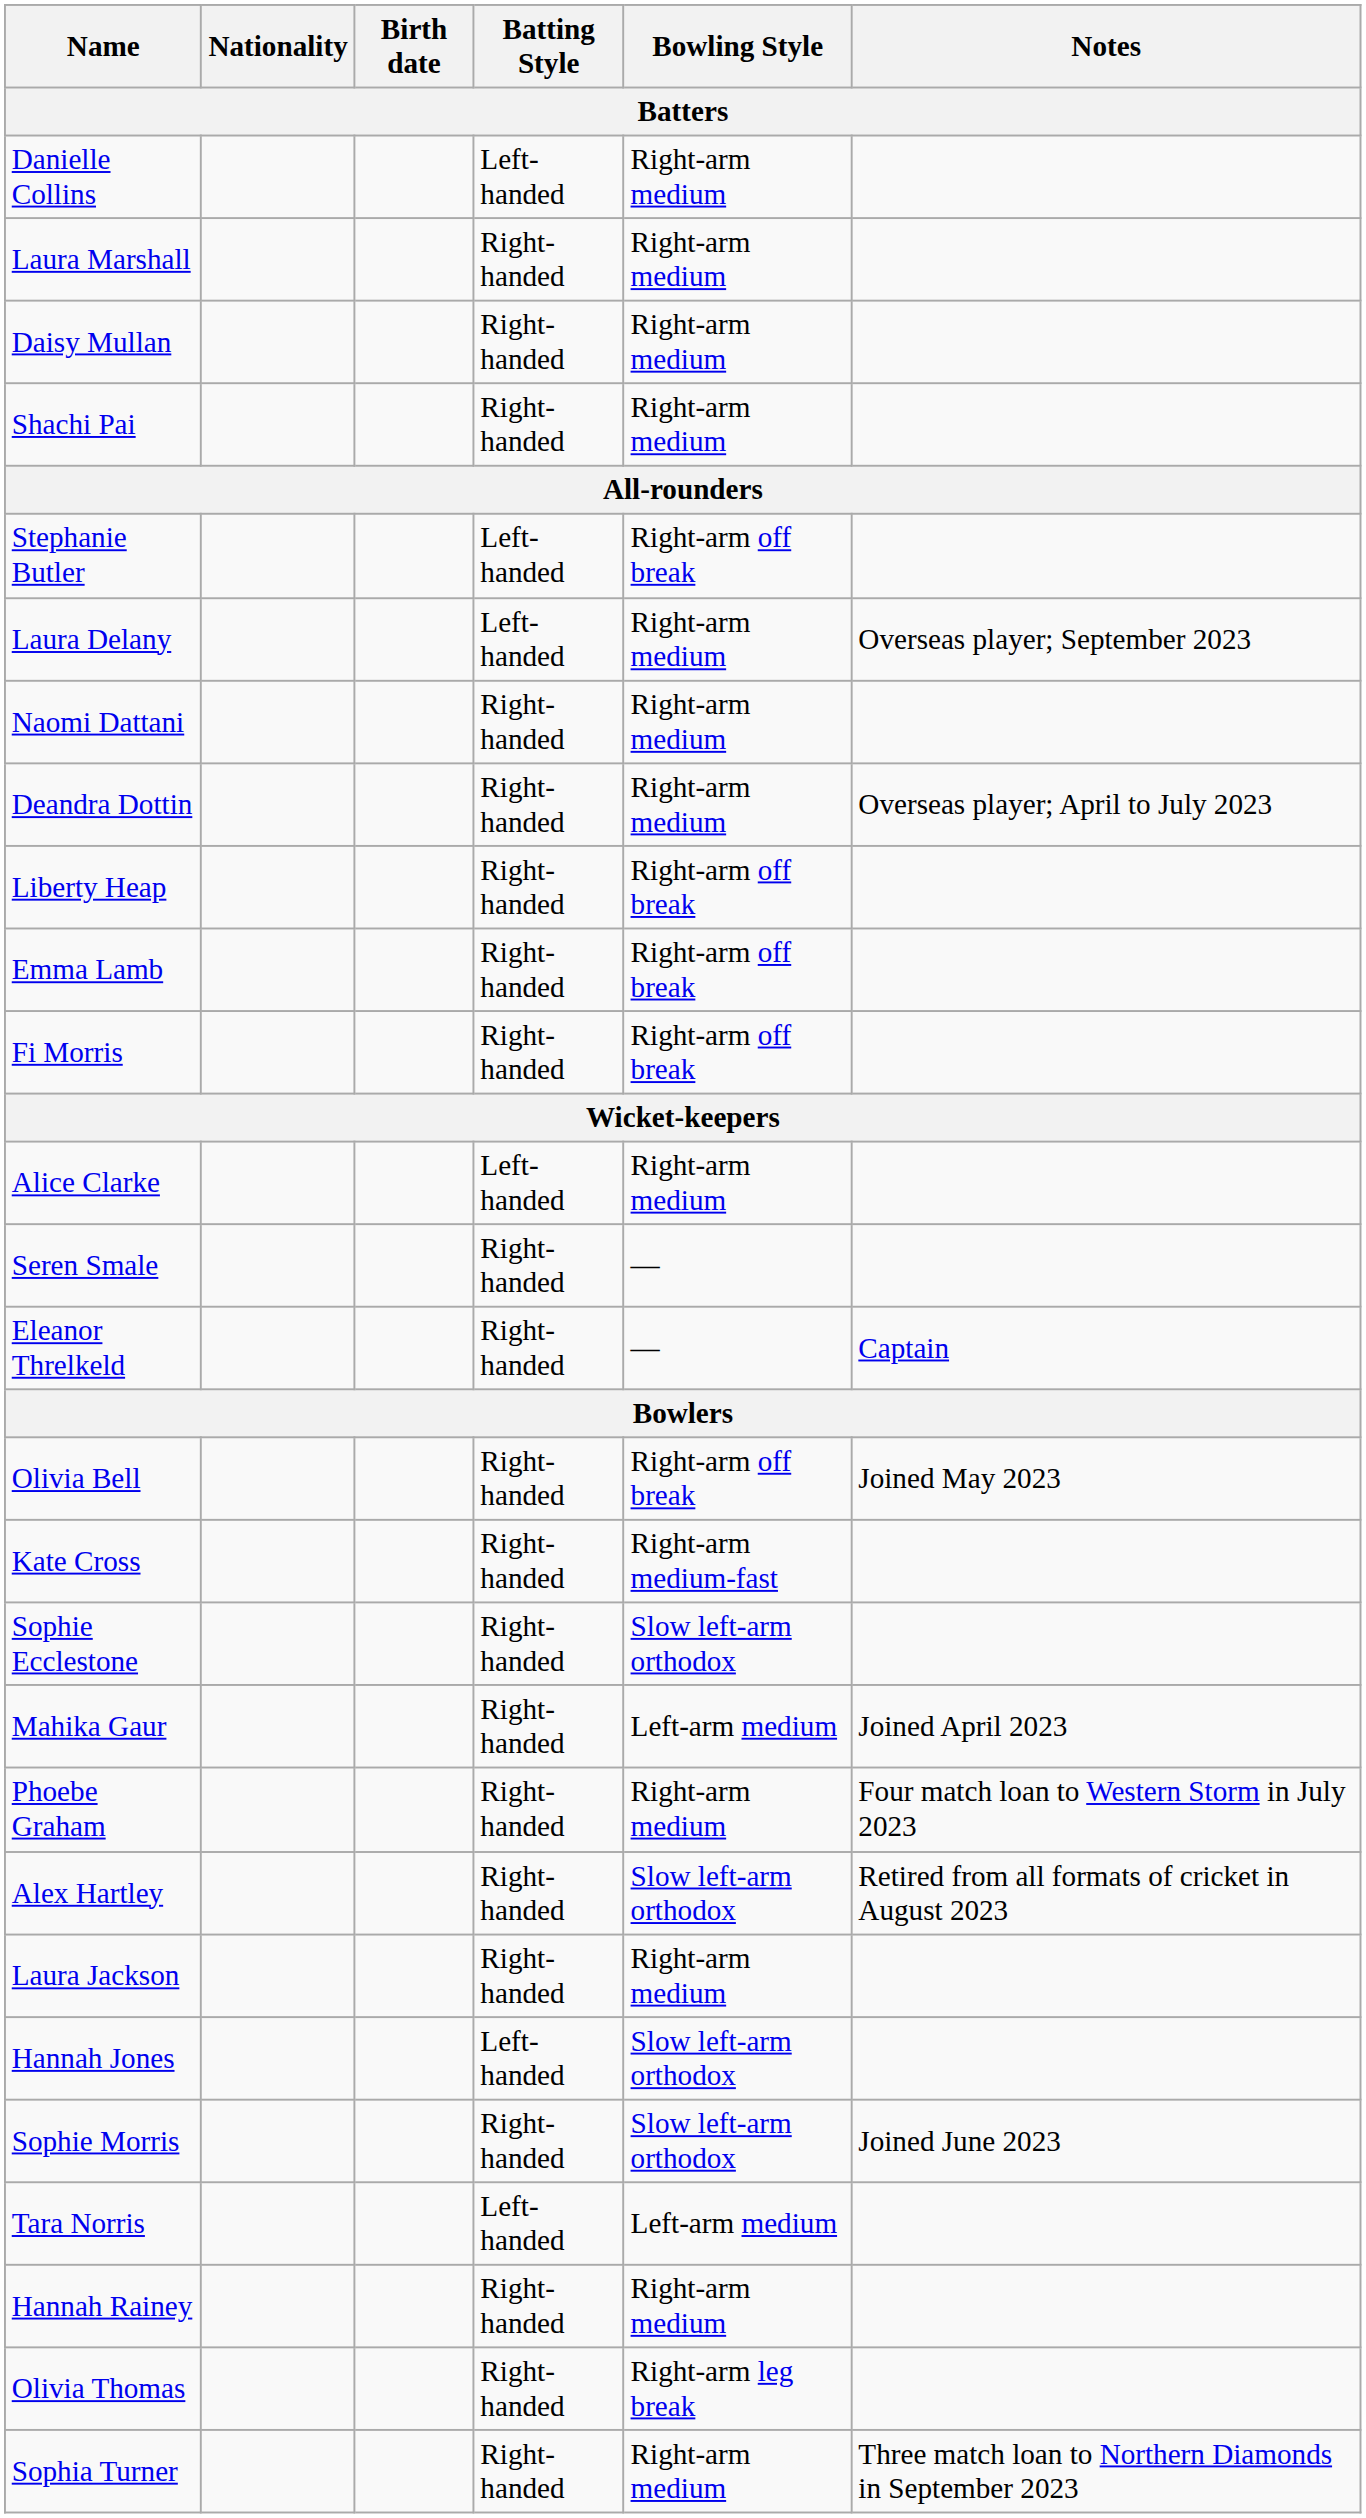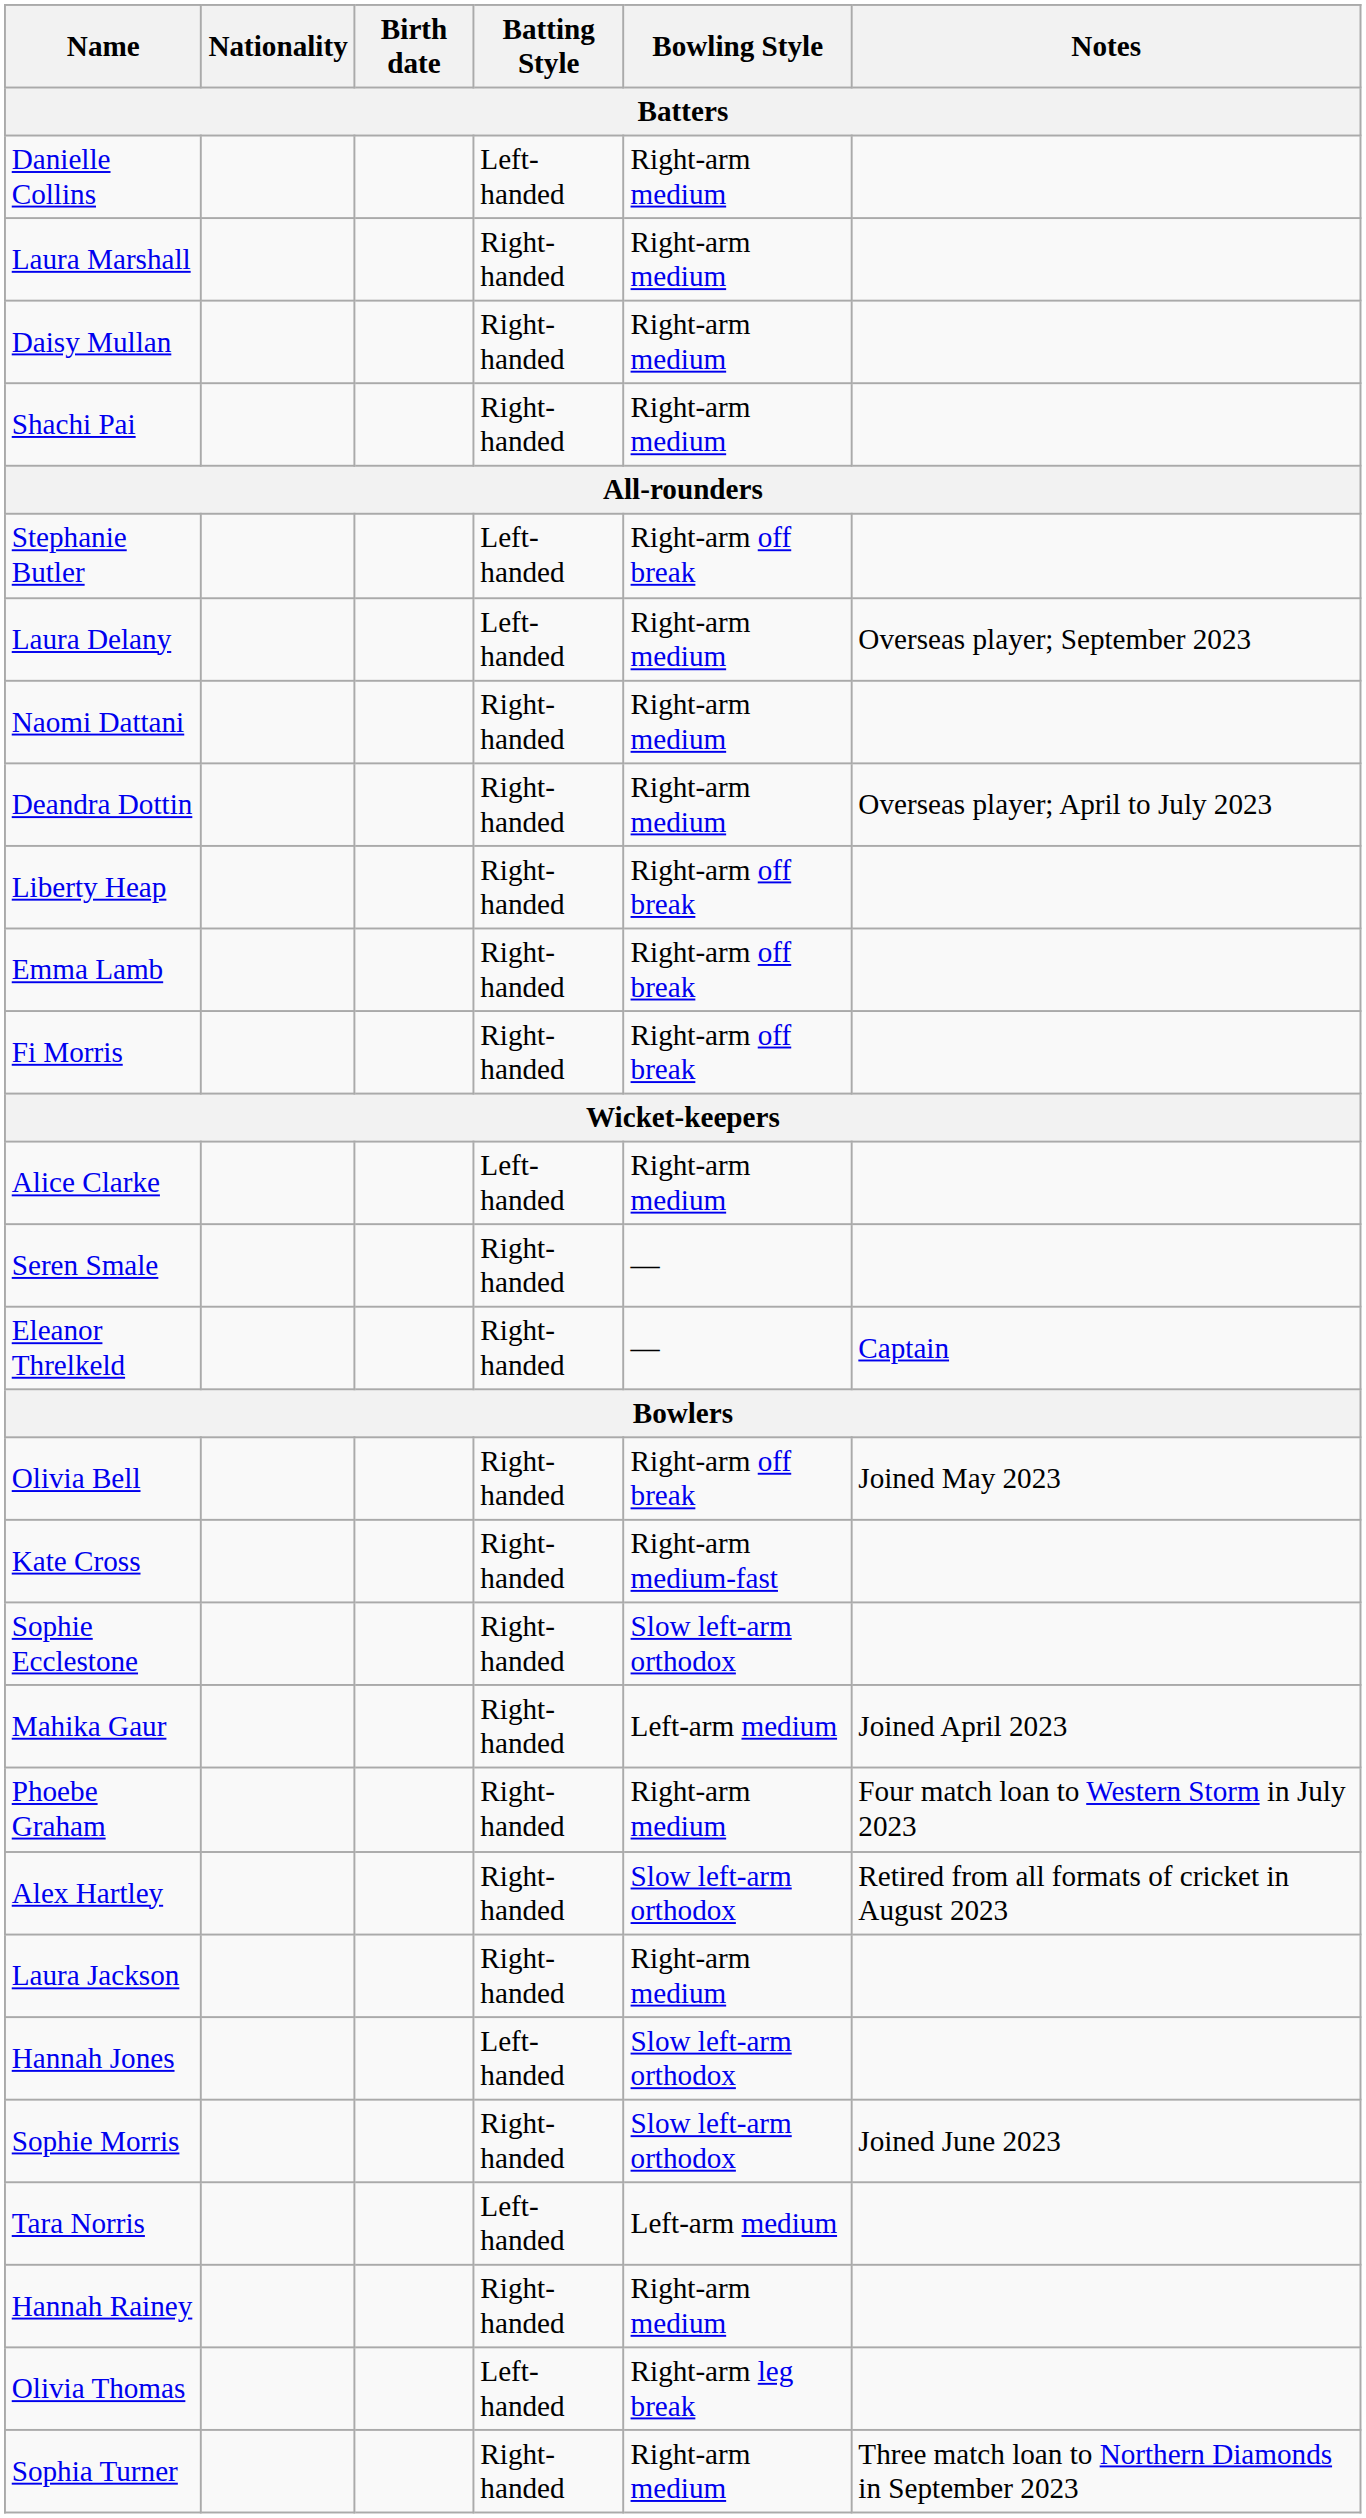(522, 2388) Right-handed -> (522, 2388) Left-handed
